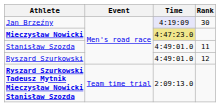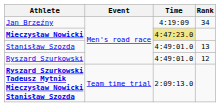(174, 22) lavender background -> (174, 22) no background
(205, 22) 30 -> (205, 22) 34
(205, 46) 11 -> (205, 46) 13
